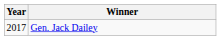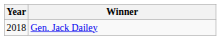(16, 27) 2017 -> (16, 27) 2018
